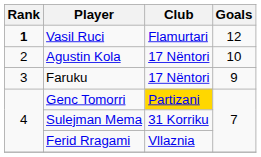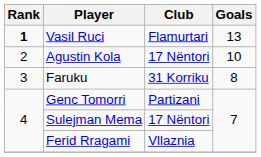(234, 36) 12 -> (234, 36) 13
(179, 78) 17 Nëntori -> (178, 78) 31 Korriku
(234, 78) 9 -> (234, 78) 8
(174, 99) gold background -> (174, 99) no background
(178, 120) 31 Korriku -> (179, 120) 17 Nëntori
